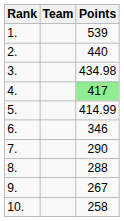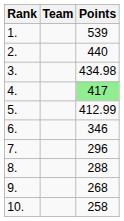(98, 110) 414.99 -> (98, 110) 412.99
(98, 149) 290 -> (98, 149) 296
(98, 187) 267 -> (98, 187) 268
